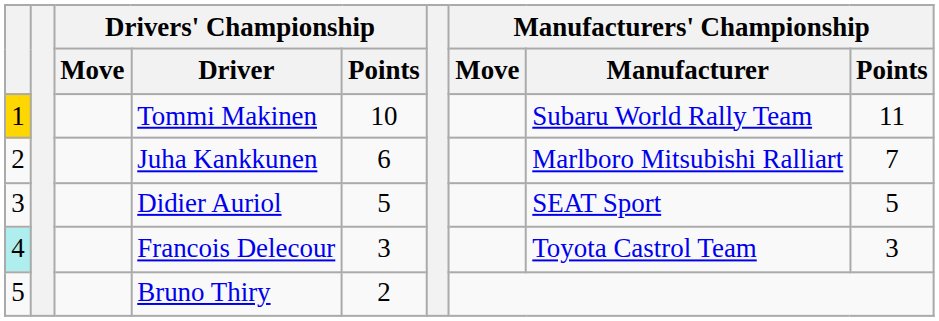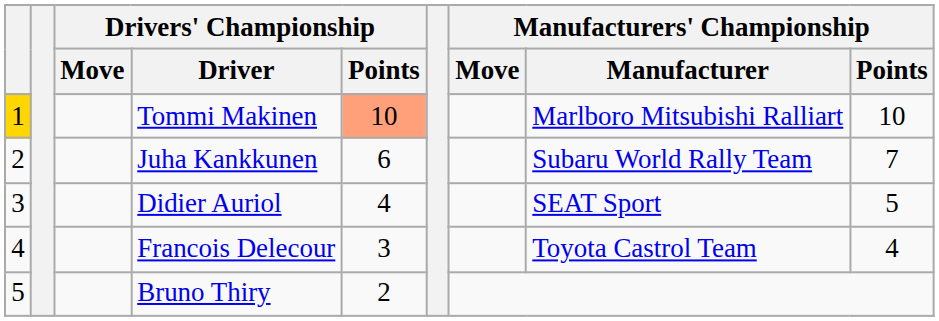(384, 115) no background -> (384, 115) lightsalmon background
(672, 115) Subaru World Rally Team -> (688, 115) Marlboro Mitsubishi Ralliart
(892, 115) 11 -> (892, 115) 10
(688, 159) Marlboro Mitsubishi Ralliart -> (672, 159) Subaru World Rally Team
(384, 204) 5 -> (384, 204) 4
(18, 248) paleturquoise background -> (18, 248) no background
(892, 248) 3 -> (892, 248) 4
